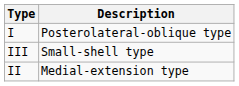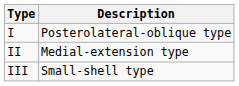rows swapped: (14, 71) <-> (18, 52)
